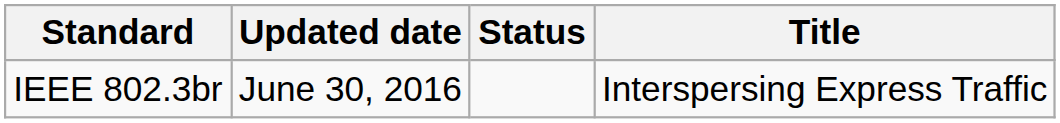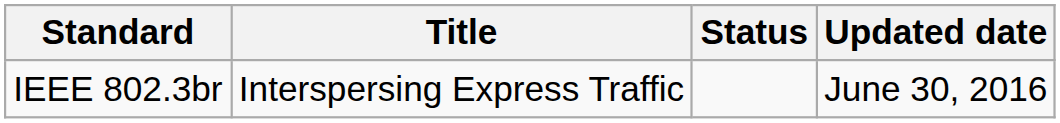columns swapped: (825, 32) <-> (350, 32)
